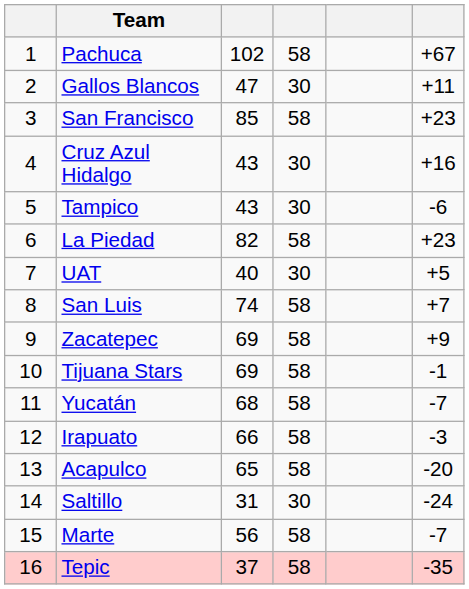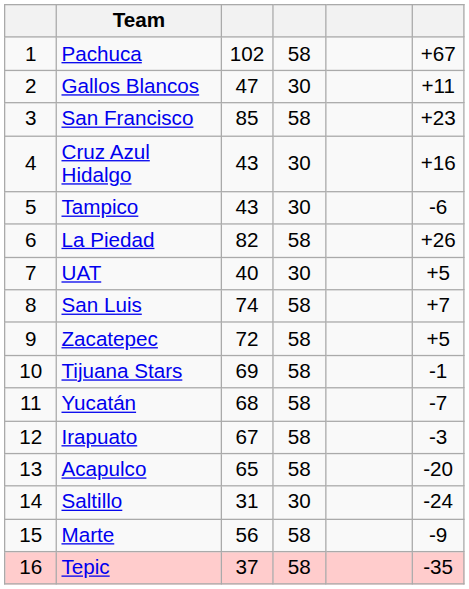(438, 240) +23 -> (438, 240) +26
(247, 338) 69 -> (247, 338) 72
(438, 338) +9 -> (438, 338) +5
(247, 436) 66 -> (247, 436) 67
(438, 535) -7 -> (438, 535) -9
